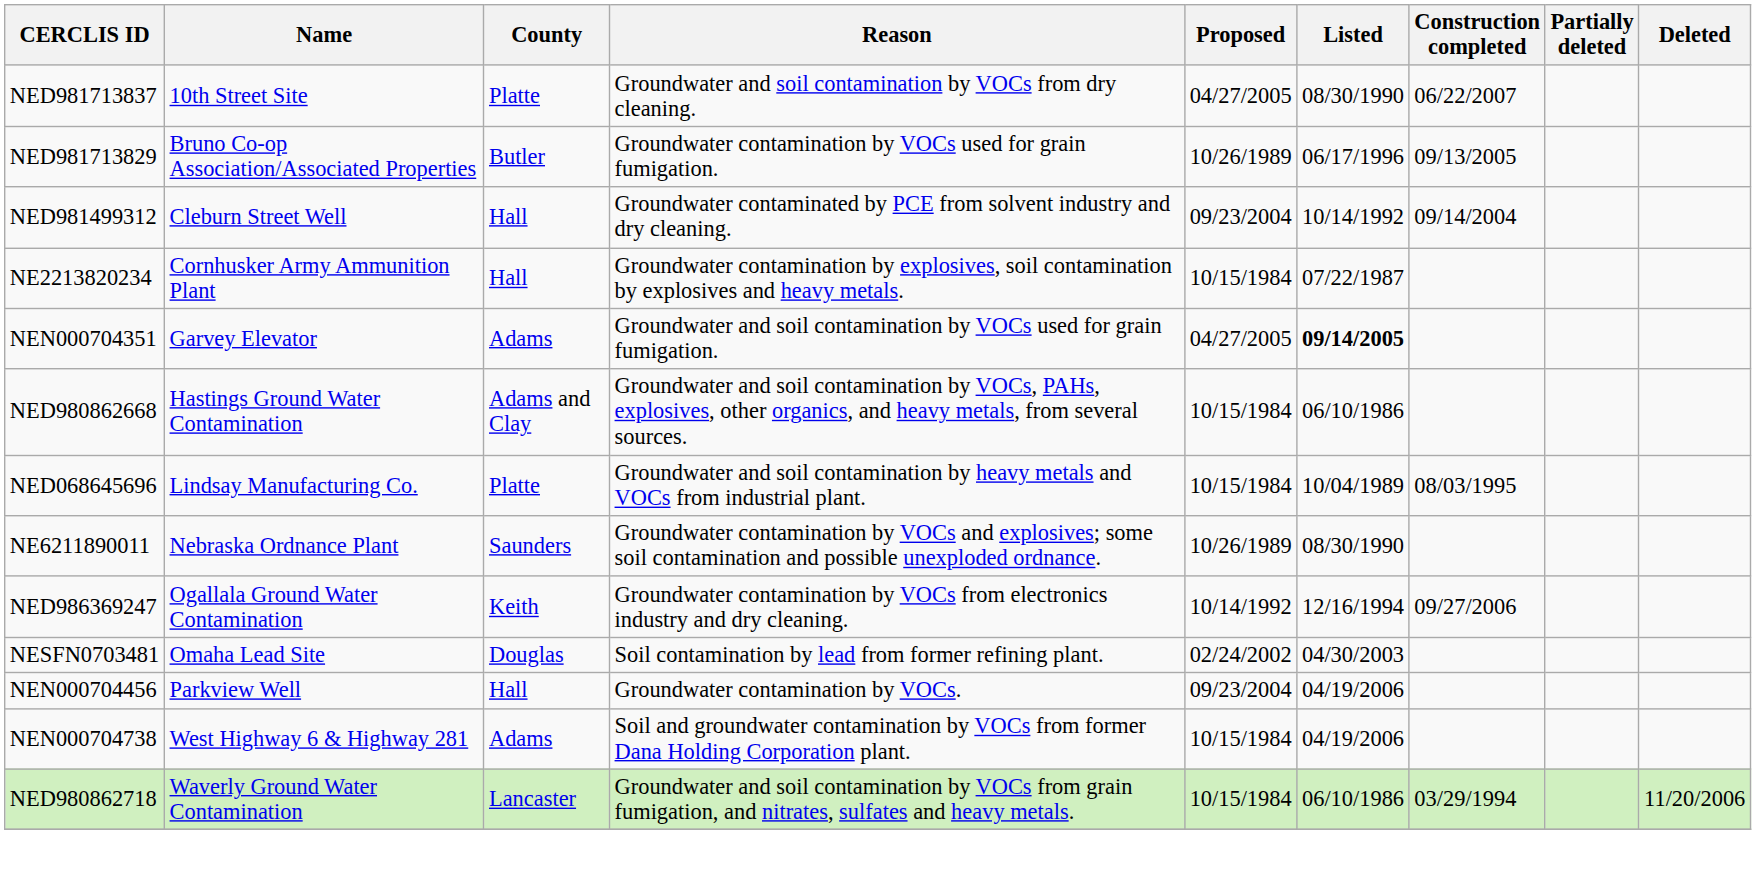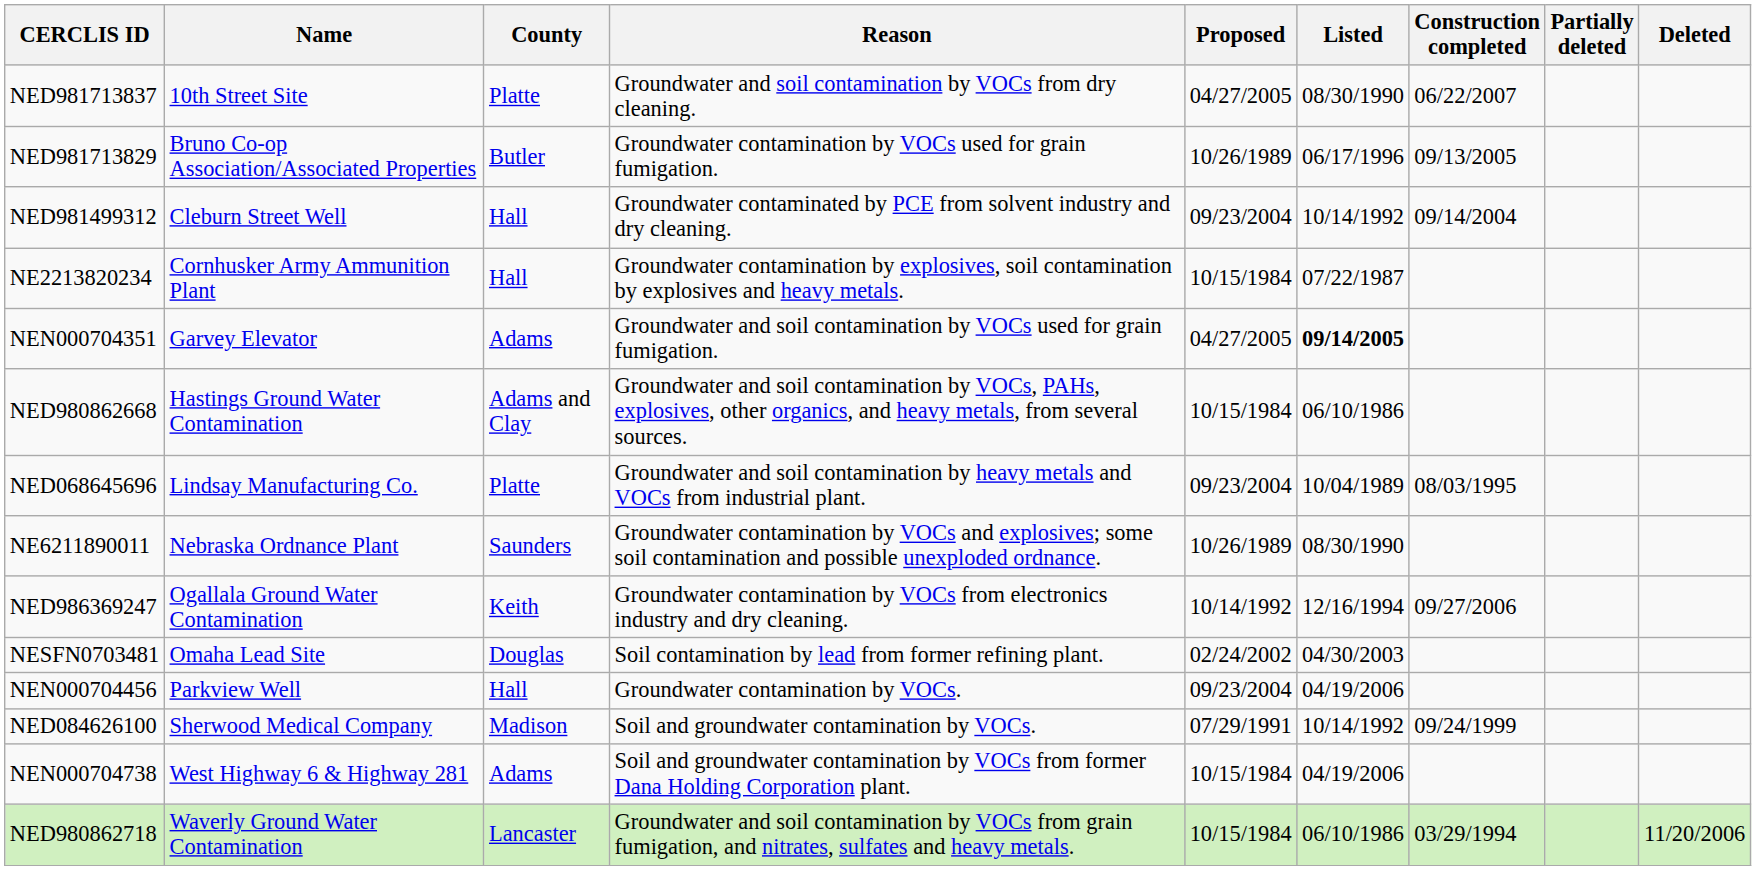(1241, 485) 10/15/1984 -> (1241, 485) 09/23/2004
+ row: (83, 725)
